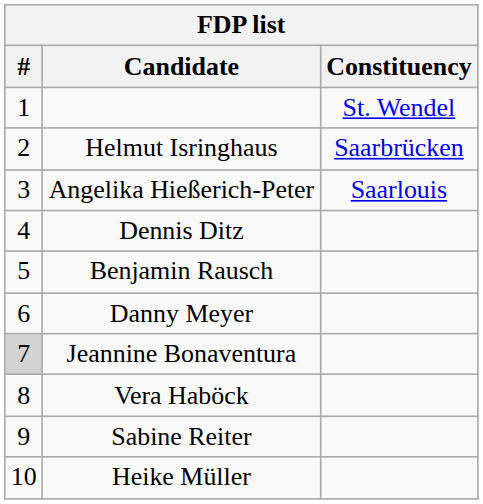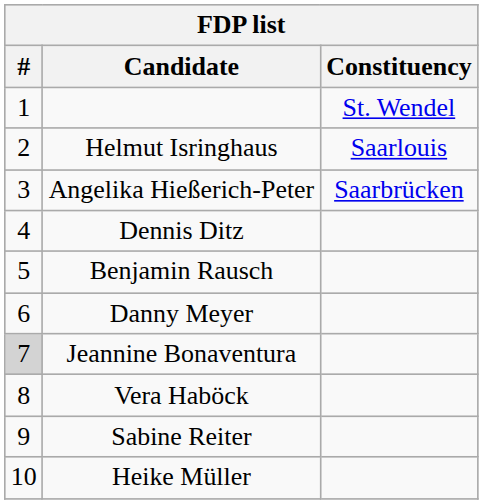(399, 148) Saarbrücken -> (399, 148) Saarlouis
(399, 189) Saarlouis -> (399, 189) Saarbrücken
